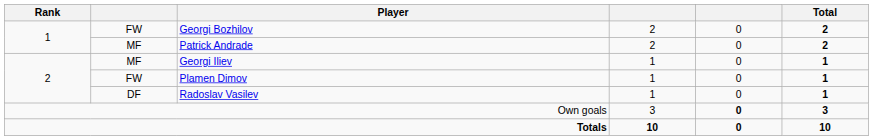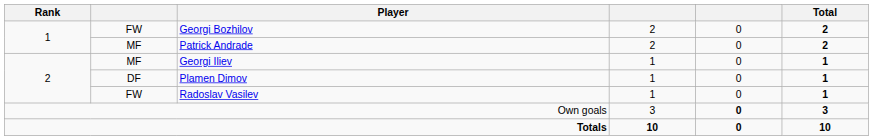(134, 78) FW -> (134, 78) DF
(134, 95) DF -> (134, 95) FW
